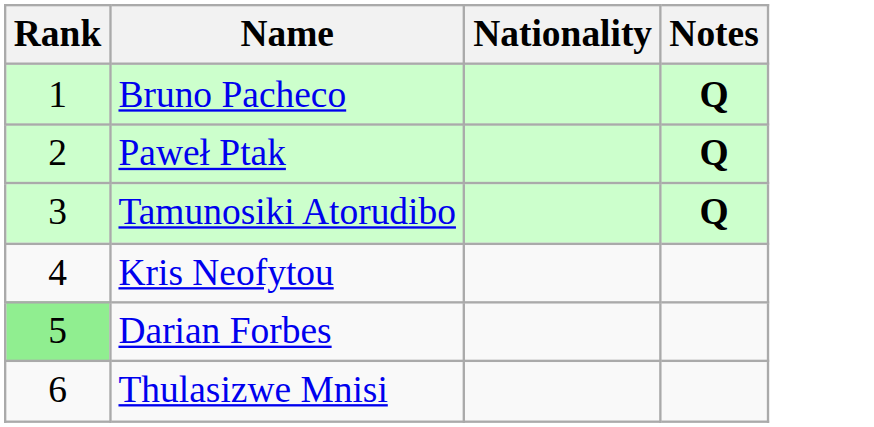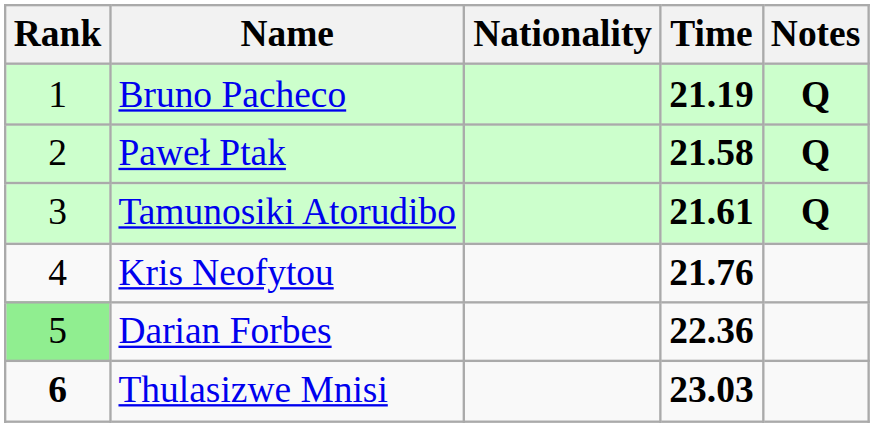+ column: (711, 34)
(57, 390) normal -> (57, 390) bold
